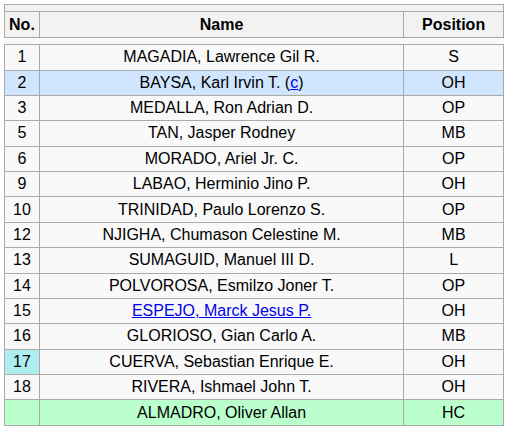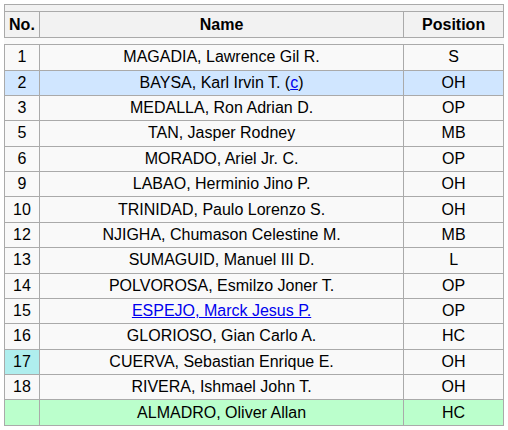(454, 209) OP -> (454, 209) OH
(454, 311) OH -> (454, 311) OP
(454, 336) MB -> (454, 336) HC
